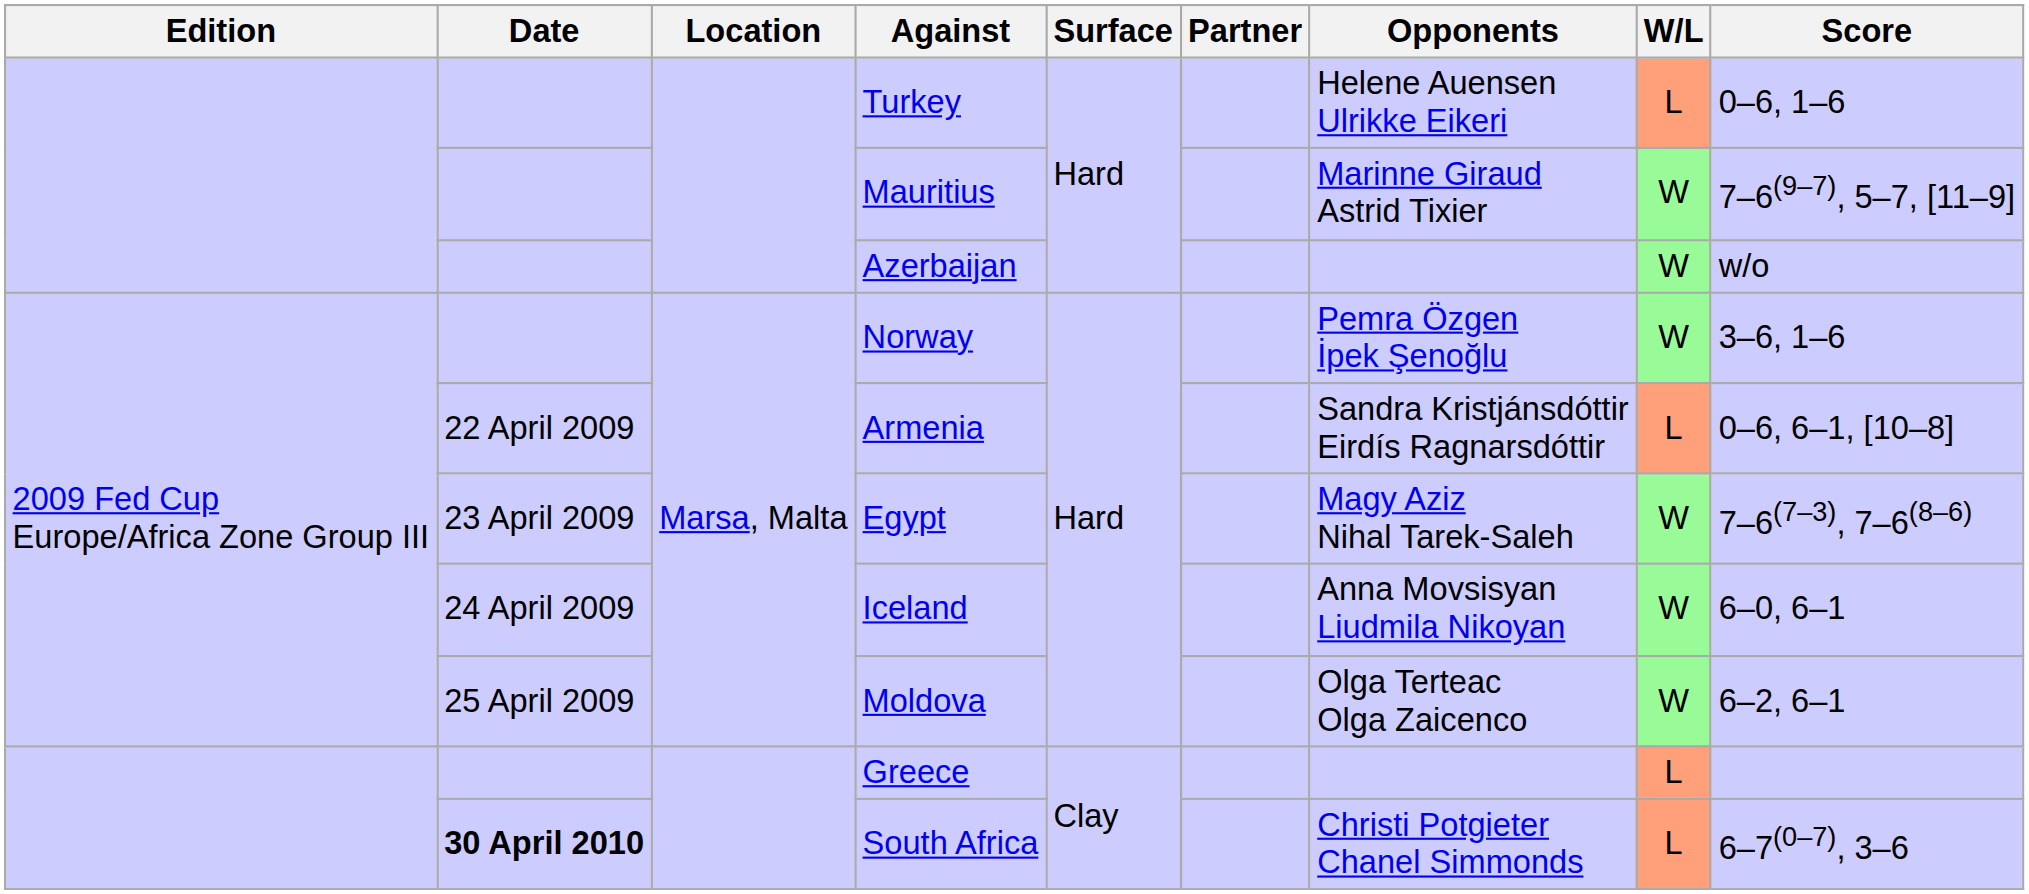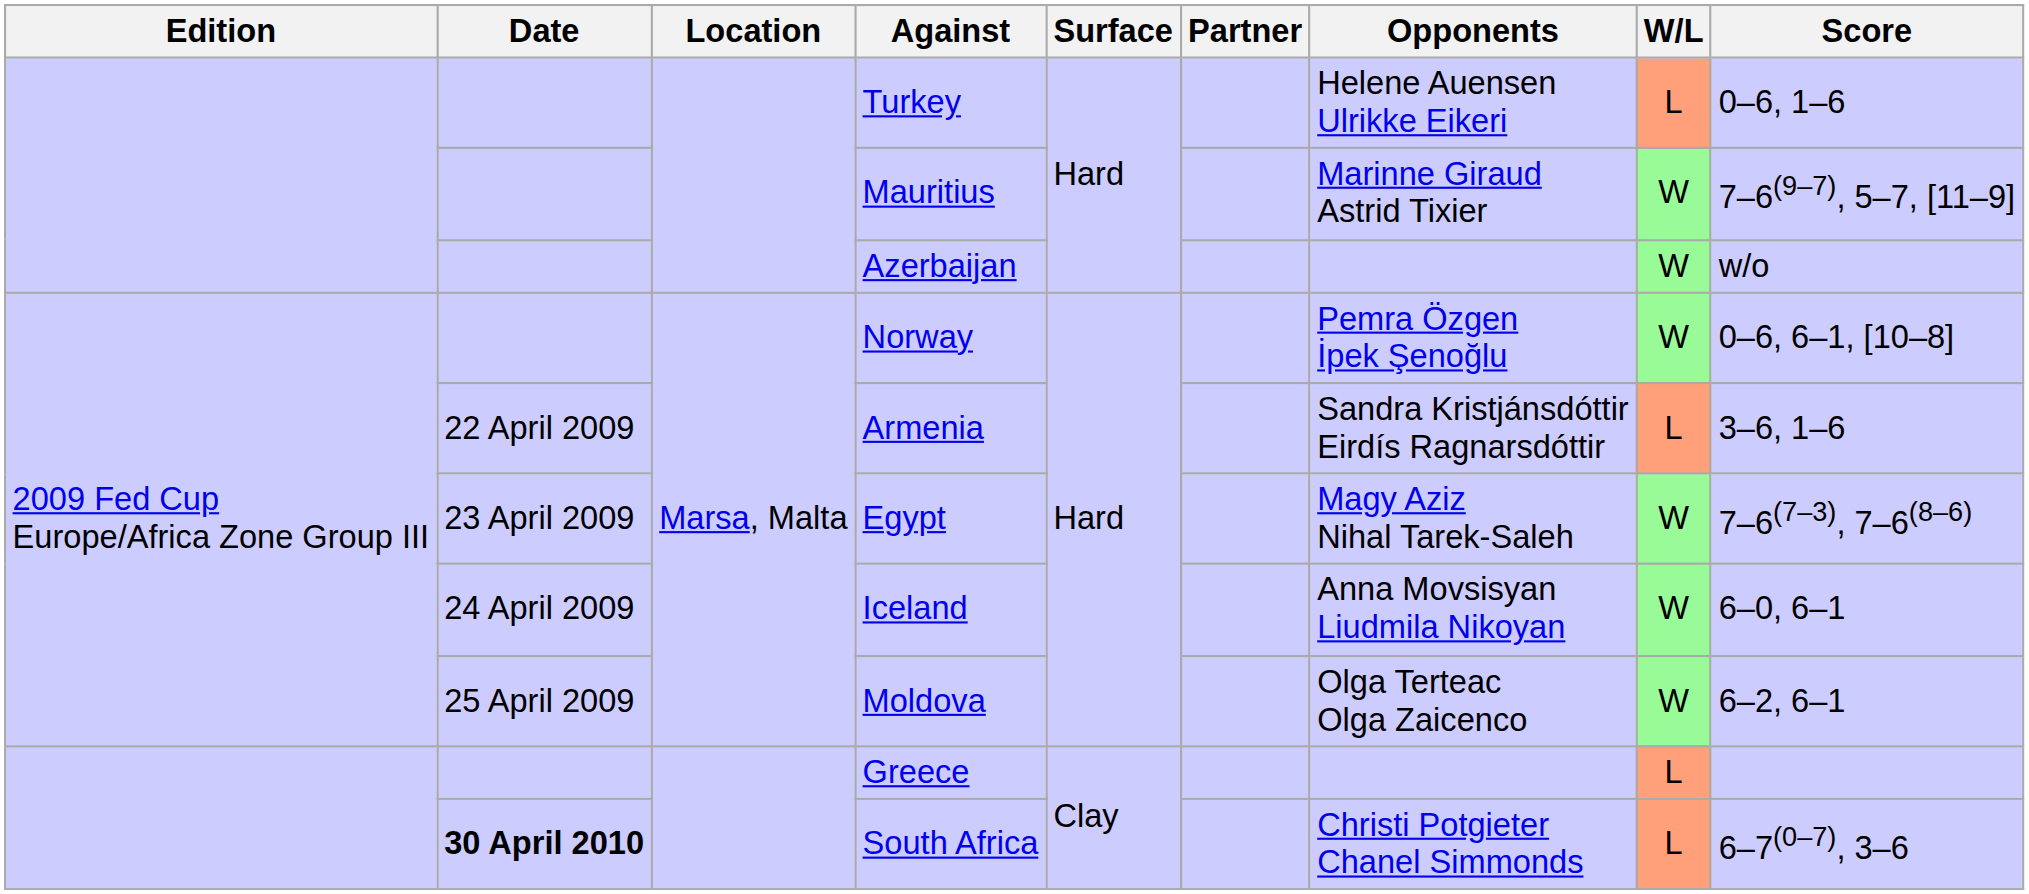(1782, 336) 3–6, 1–6 -> (1836, 336) 0–6, 6–1, [10–8]
(1836, 427) 0–6, 6–1, [10–8] -> (1782, 427) 3–6, 1–6
